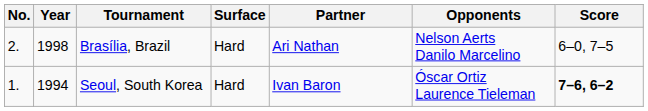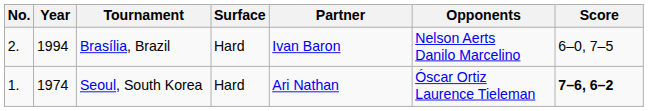(53, 46) 1998 -> (53, 46) 1994
(306, 46) Ari Nathan -> (306, 46) Ivan Baron
(53, 85) 1994 -> (53, 85) 1974
(306, 85) Ivan Baron -> (306, 85) Ari Nathan
